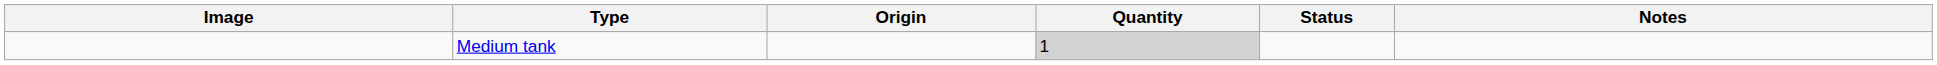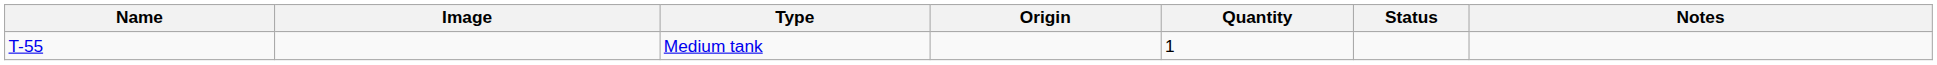+ column: (139, 18)
(1044, 45) lightgrey background -> (1170, 45) no background
